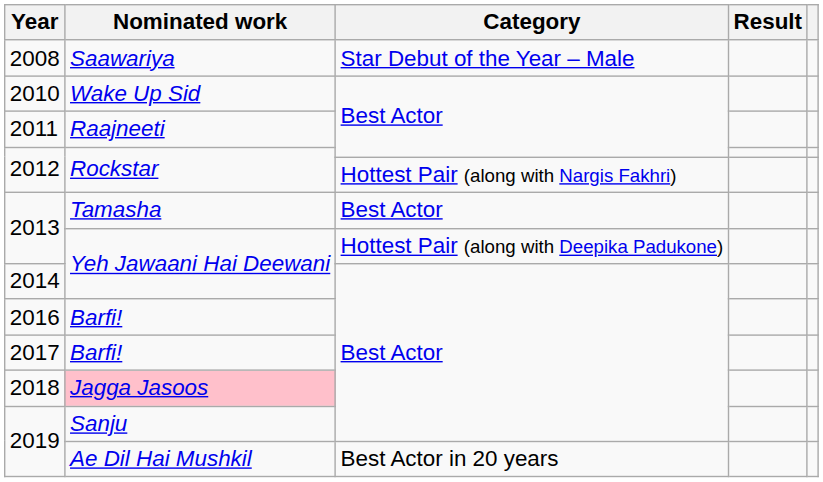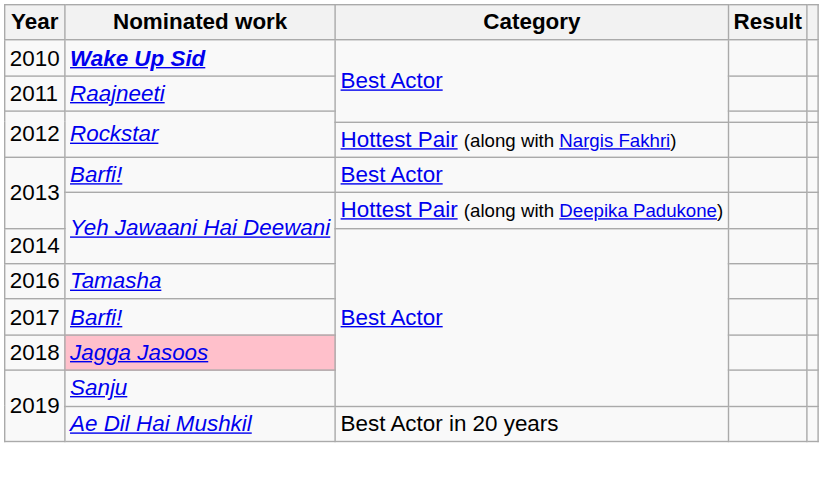- row: (35, 57)
(135, 93) normal -> (138, 57) bold
(116, 210) Tamasha -> (96, 174) Barfi!
(96, 316) Barfi! -> (116, 281) Tamasha
